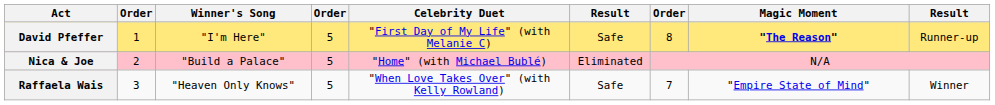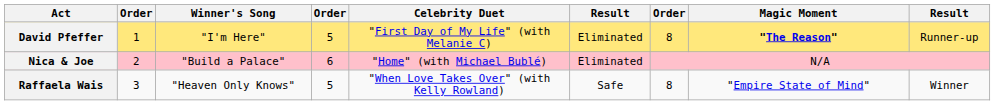(610, 37) Safe -> (610, 37) Eliminated
(330, 61) 5 -> (330, 61) 6
(669, 85) 7 -> (669, 85) 8
